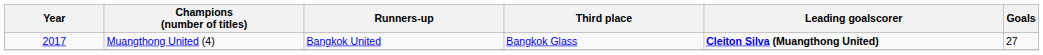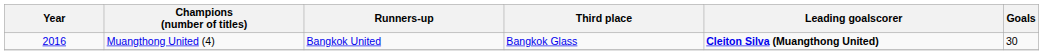(54, 41) 2017 -> (54, 41) 2016
(1012, 41) 27 -> (1012, 41) 30
